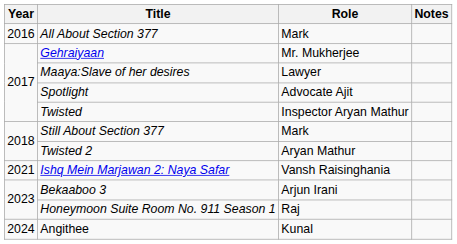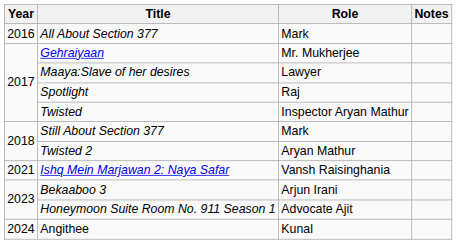(317, 92) Advocate Ajit -> (291, 92) Raj
(291, 209) Raj -> (317, 209) Advocate Ajit
